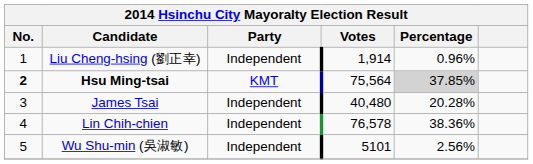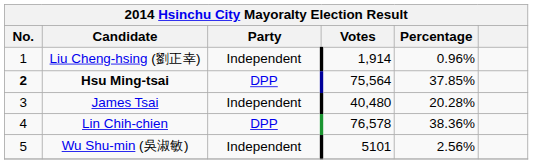(264, 81) KMT -> (264, 81) DPP
(452, 81) lightgrey background -> (452, 81) no background
(264, 124) Independent -> (264, 124) DPP
